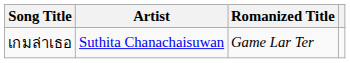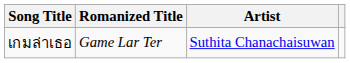columns swapped: (283, 16) <-> (152, 16)
